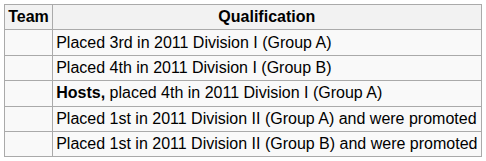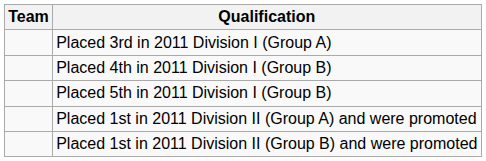- row: (219, 93)
+ row: (194, 93)
